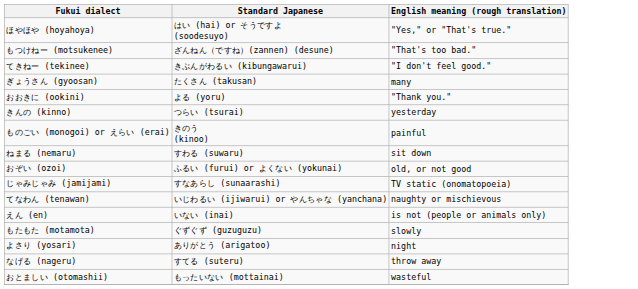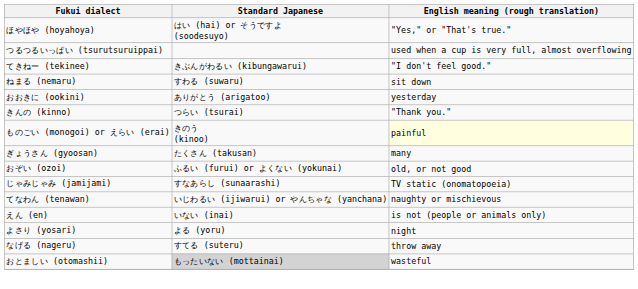+ row: (85, 50)
- row: (60, 50)
rows swapped: (52, 81) <-> (41, 153)
(200, 97) よる (yoru) -> (222, 97) ありがとう (arigatoo)
(421, 97) "Thank you." -> (414, 97) yesterday
(414, 113) yesterday -> (421, 113) "Thank you."
(409, 133) no background -> (409, 133) lightyellow background
- row: (50, 230)
(222, 246) ありがとう (arigatoo) -> (200, 230) よる (yoru)
(229, 277) no background -> (229, 261) lightgrey background
